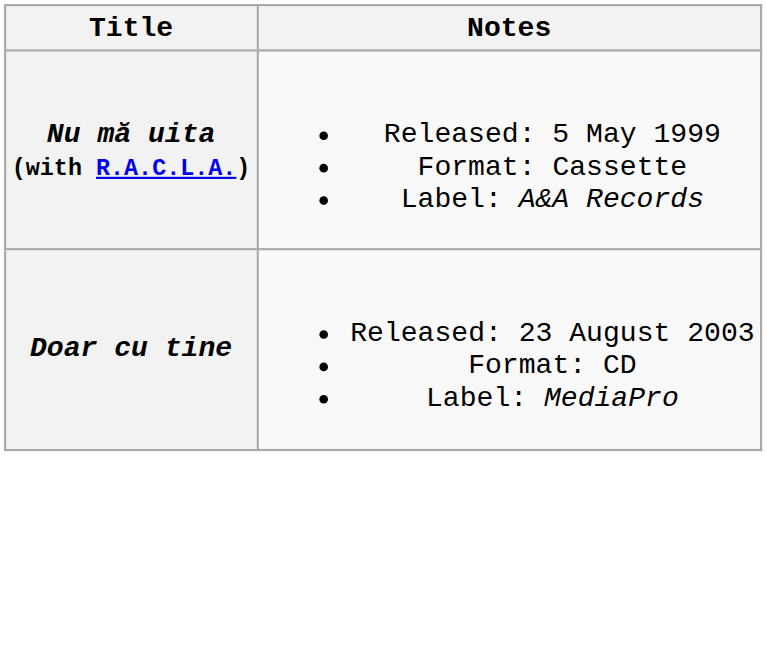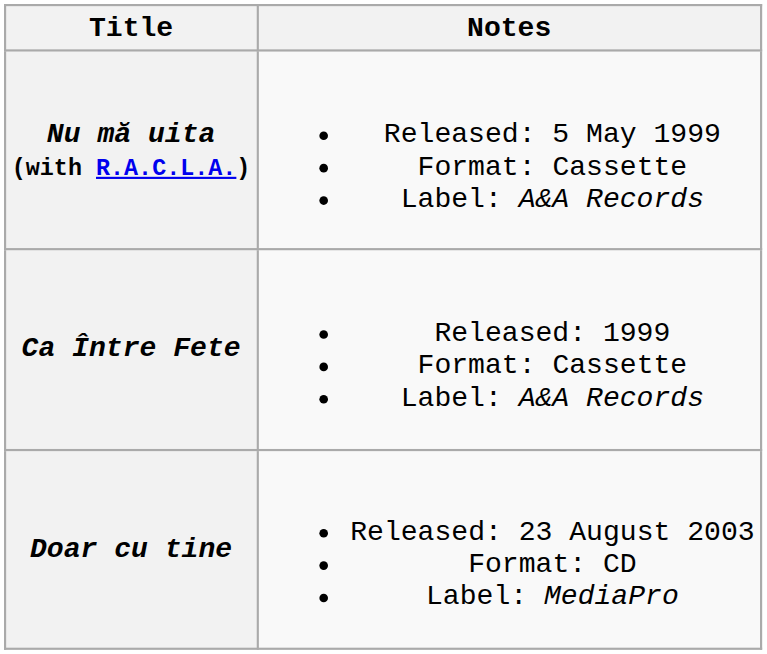+ row: (131, 350)
